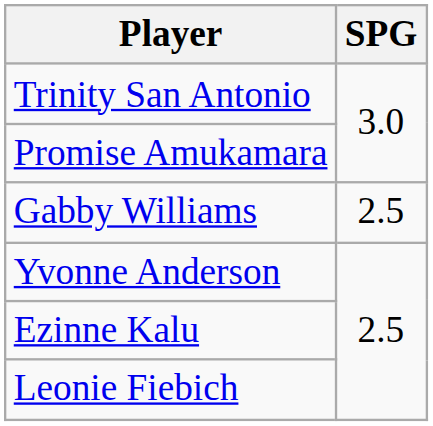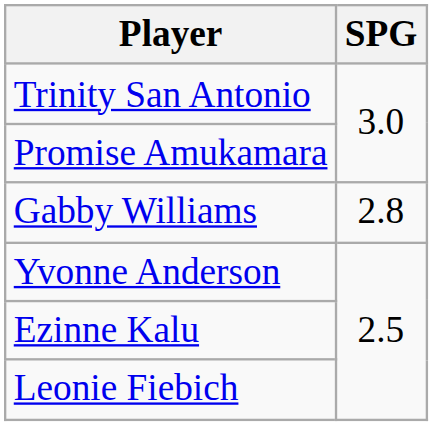(381, 211) 2.5 -> (381, 211) 2.8
